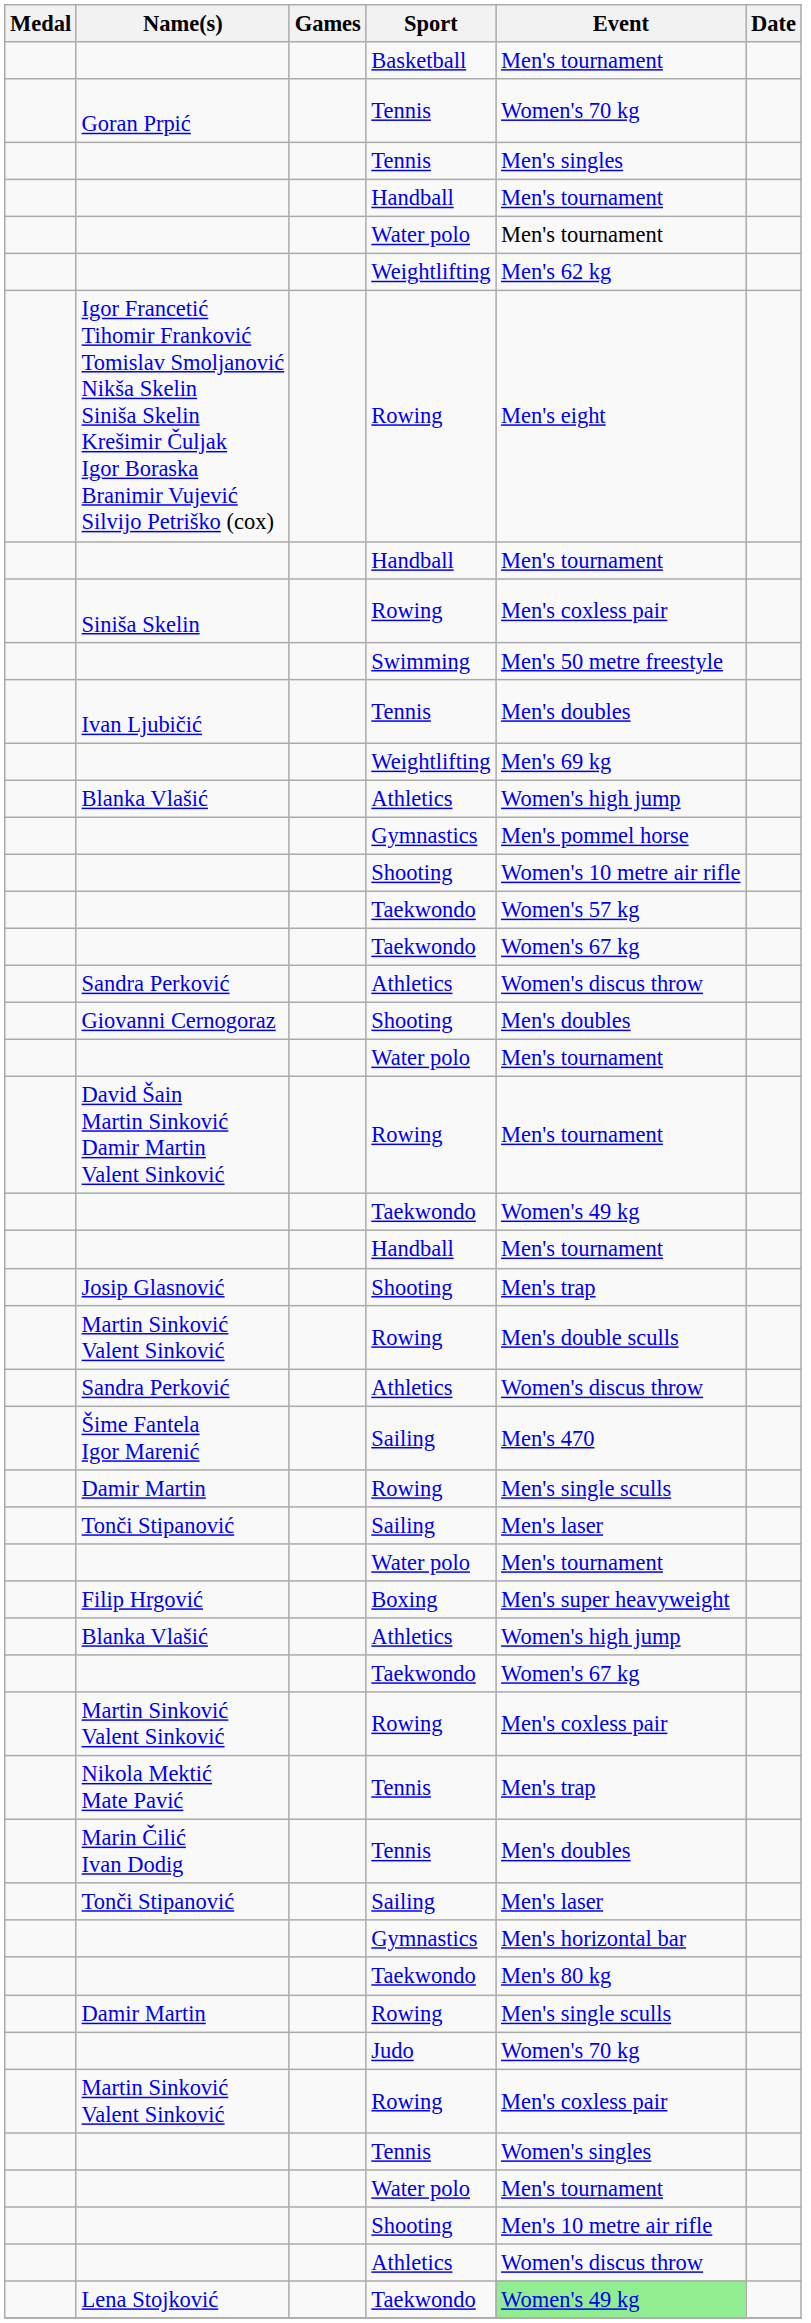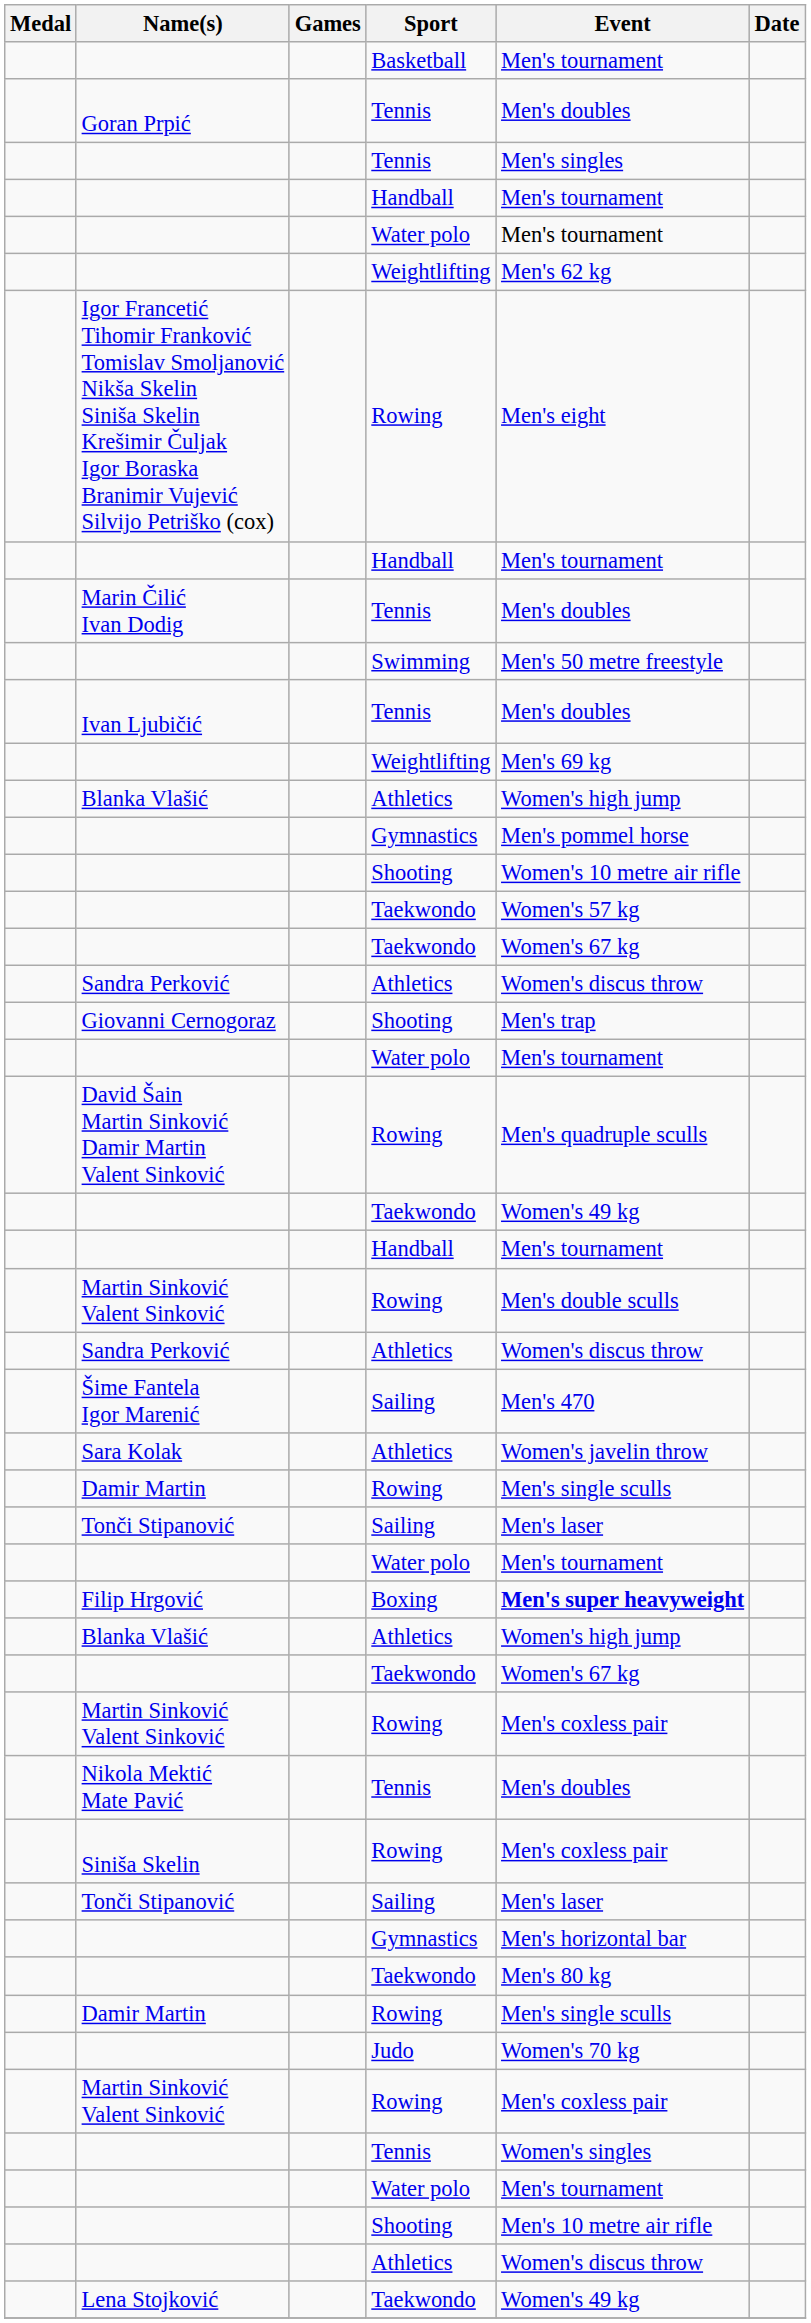(570, 110) Women's 70 kg -> (566, 110) Men's doubles
rows swapped: (141, 623) <-> (134, 1851)
(566, 1021) Men's doubles -> (548, 1021) Men's trap
(582, 1135) Men's tournament -> (604, 1135) Men's quadruple sculls
- row: (153, 1286)
+ row: (132, 1450)
(615, 1599) normal -> (623, 1599) bold
(548, 1787) Men's trap -> (566, 1787) Men's doubles
(570, 2299) lightgreen background -> (570, 2299) no background
